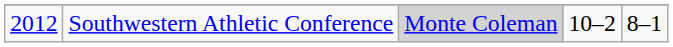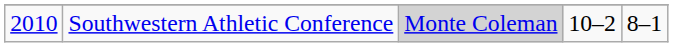(34, 23) 2012 -> (34, 23) 2010
